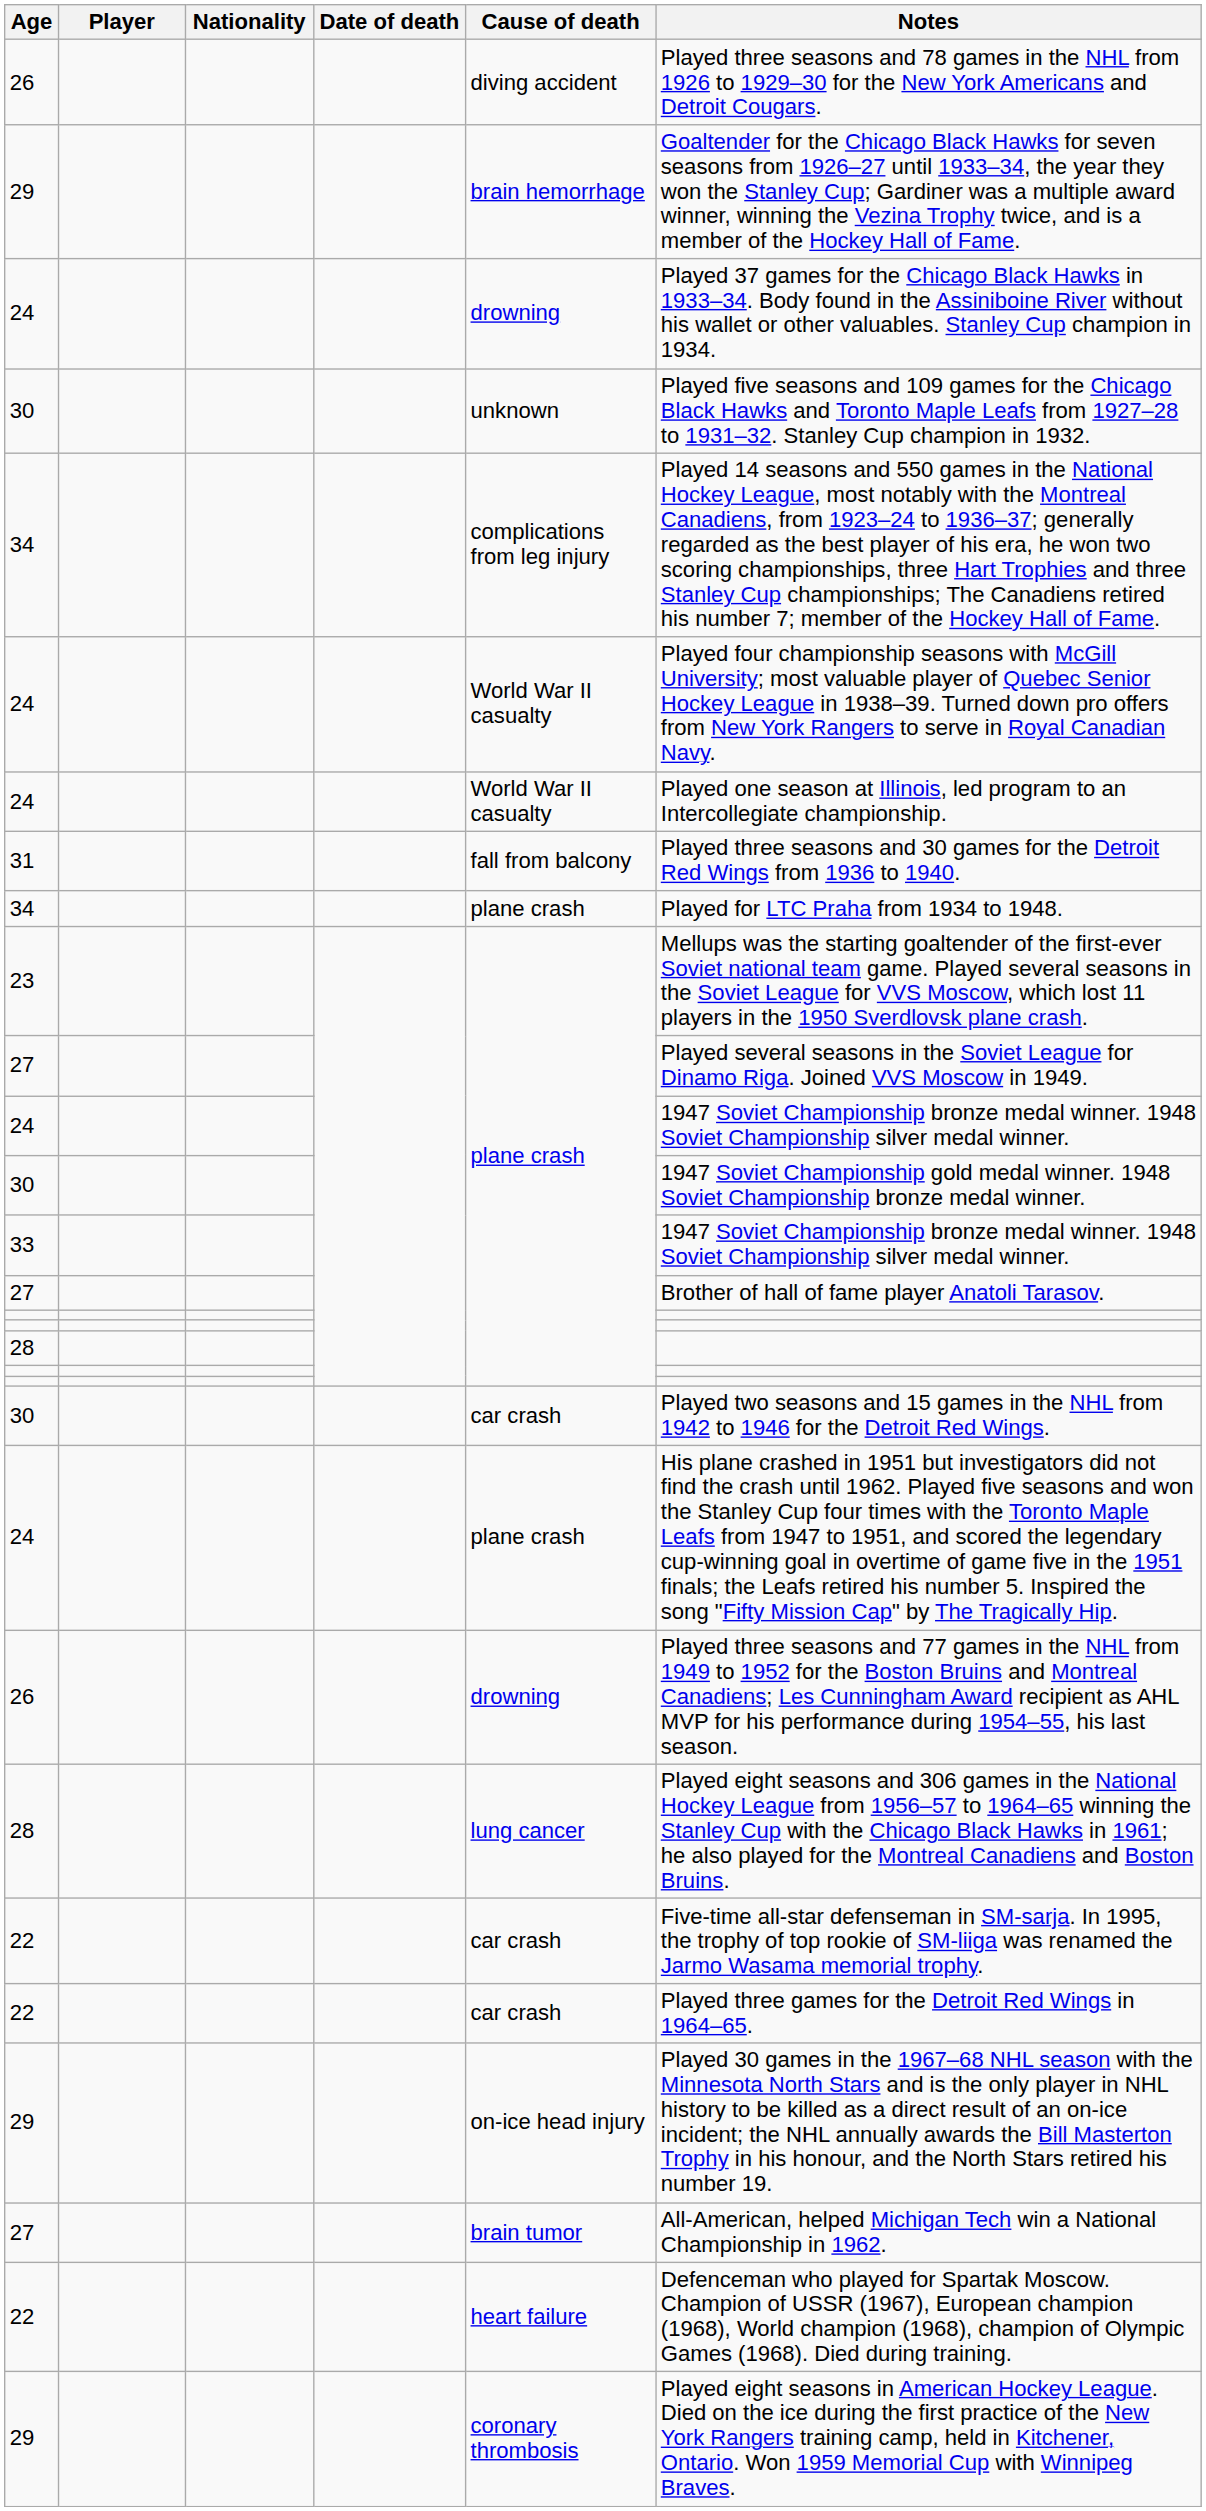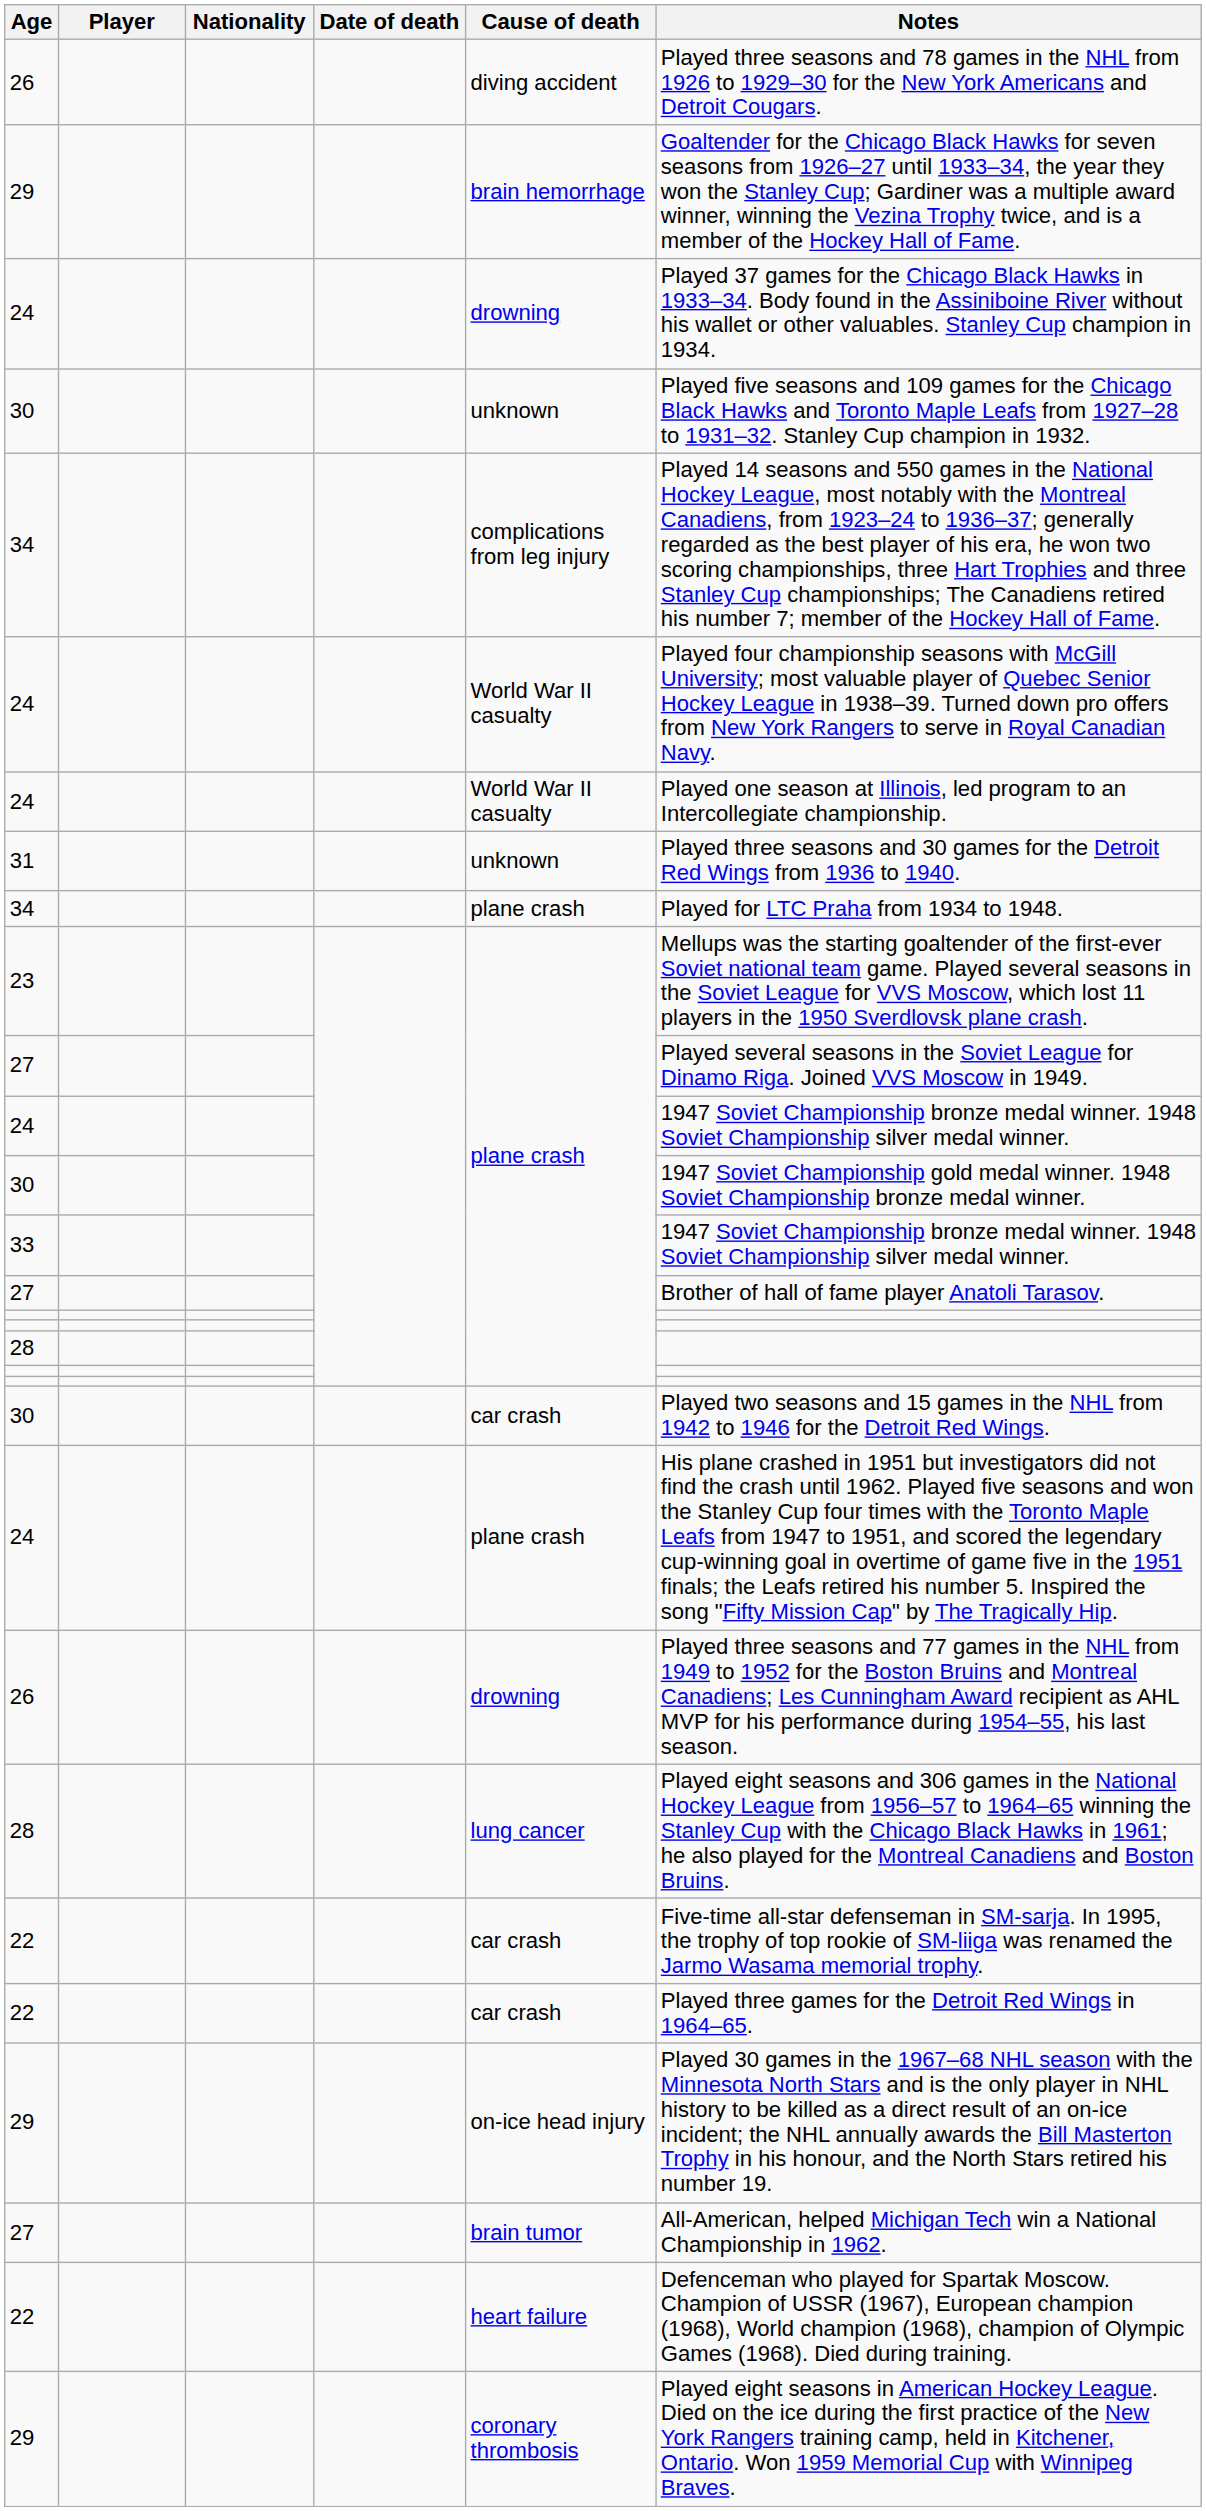(551, 861) fall from balcony -> (515, 861) unknown
